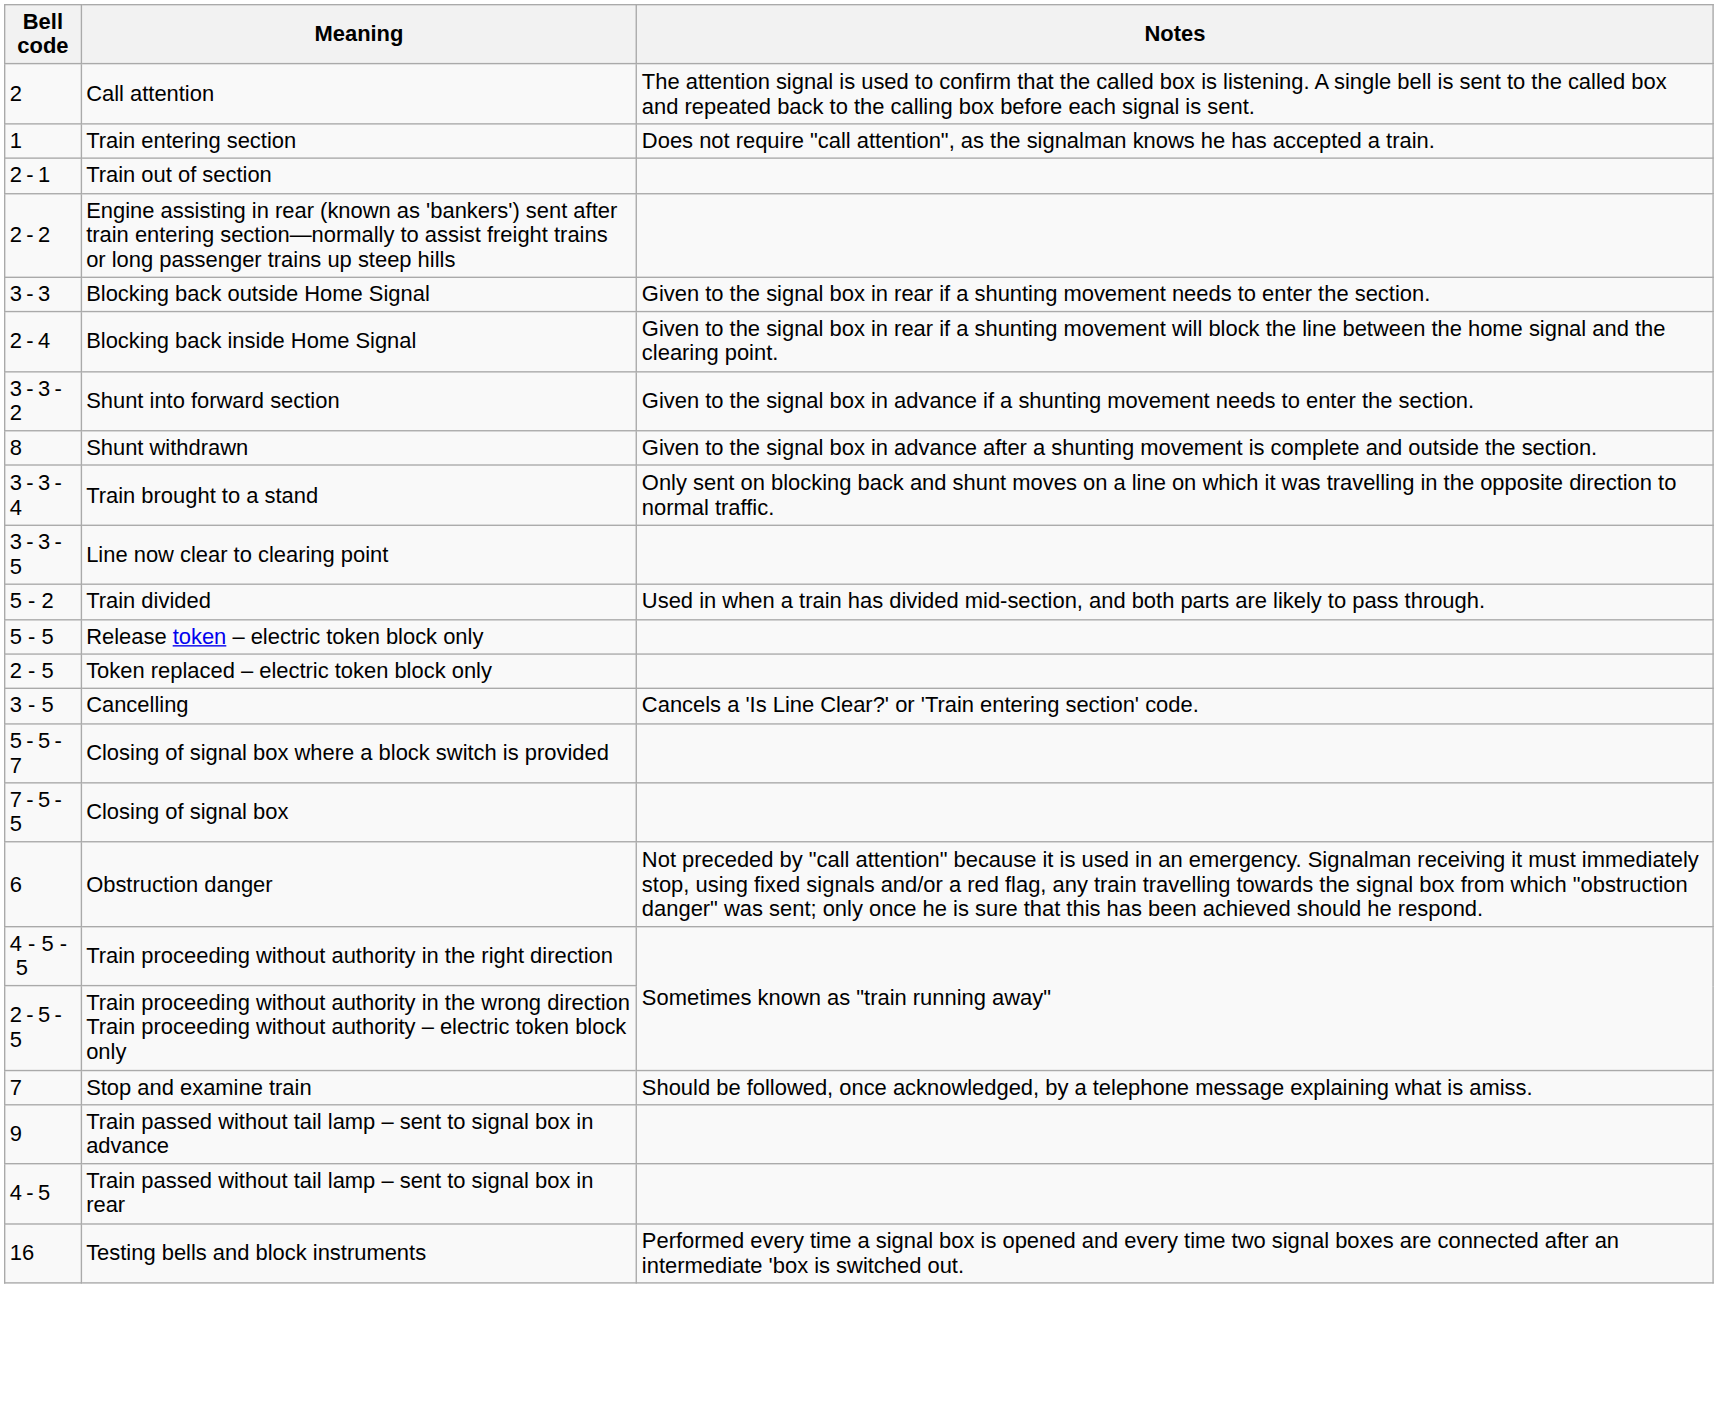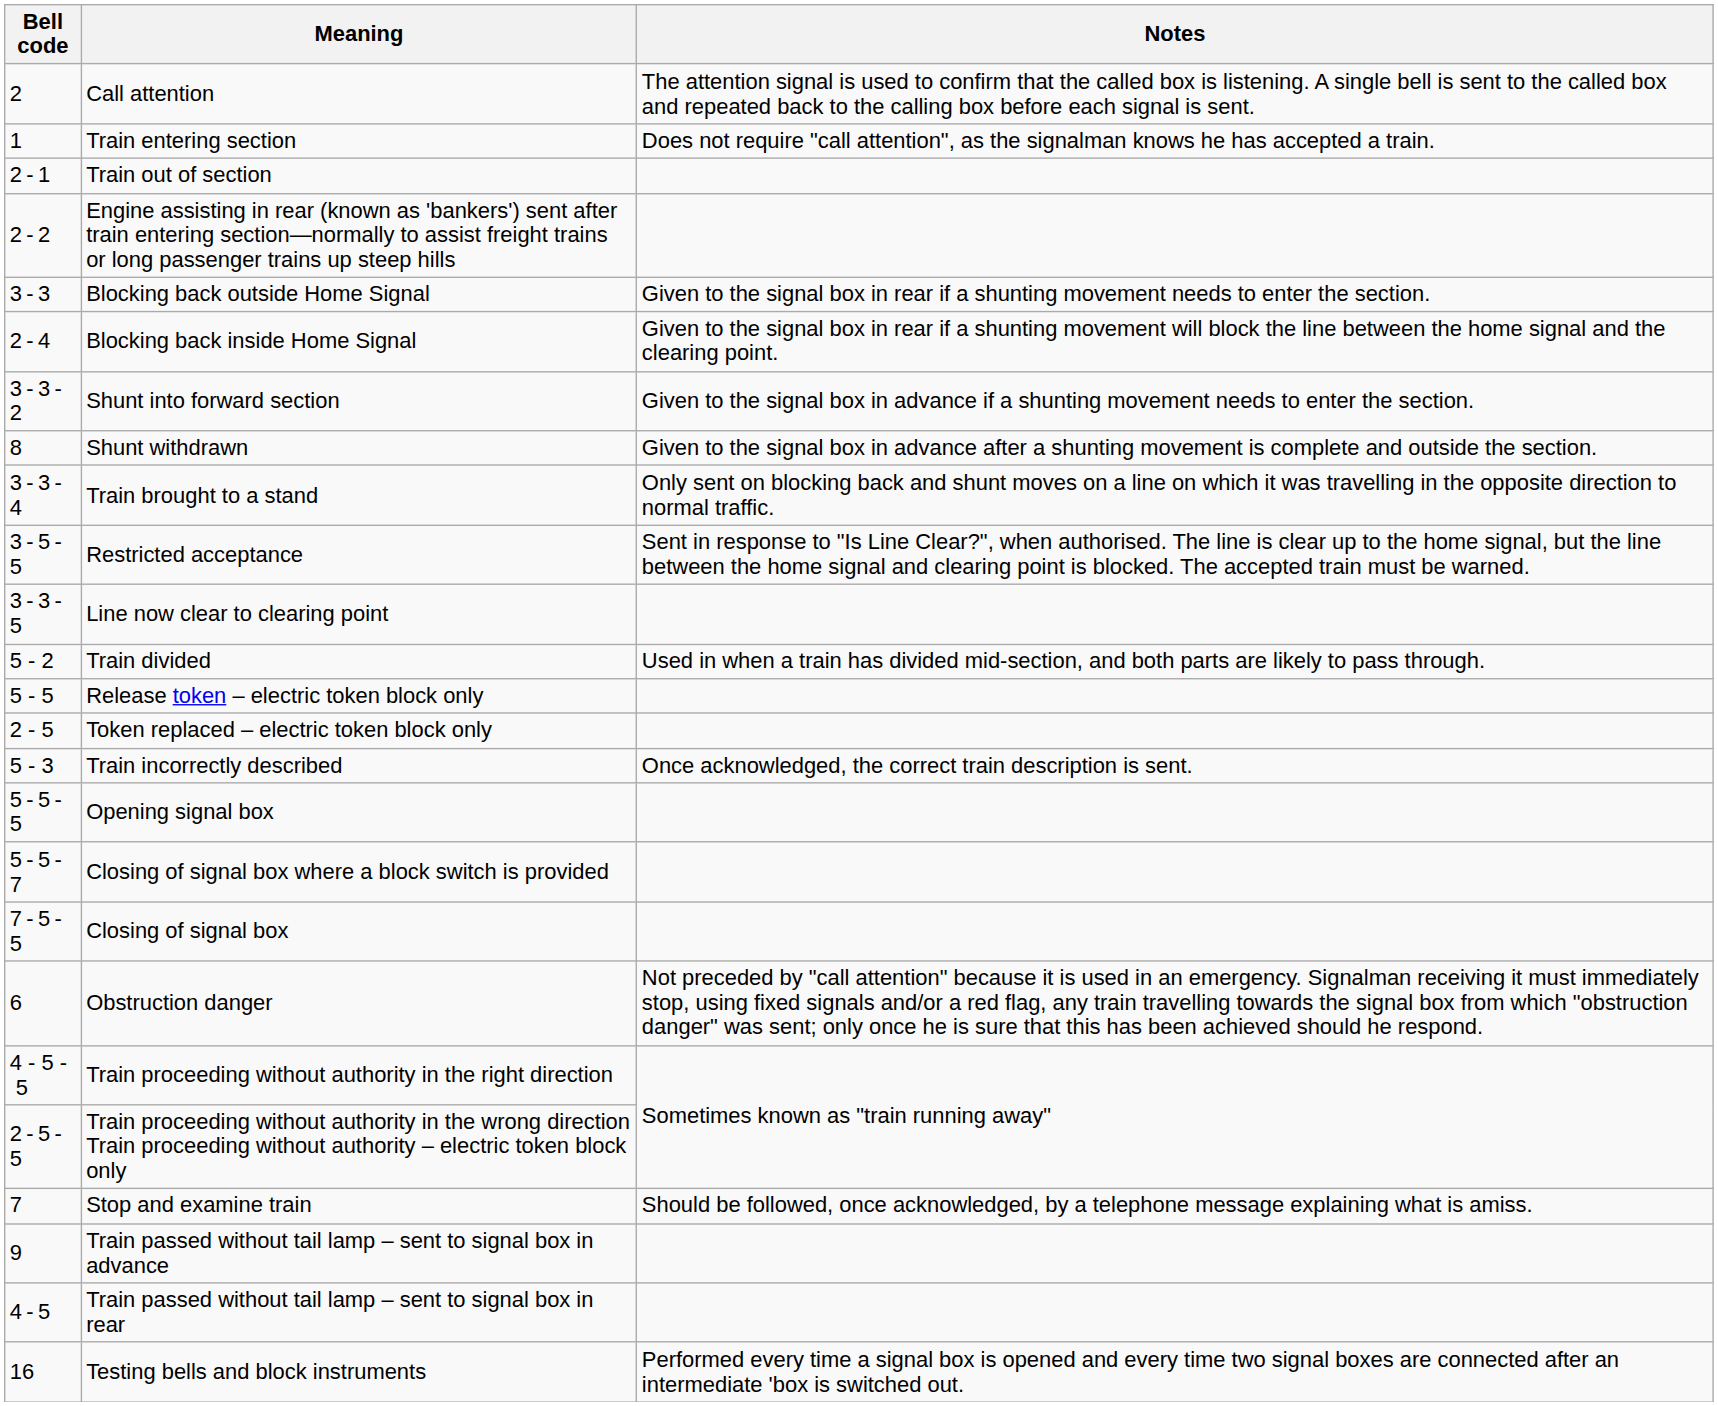+ row: (195, 554)
- row: (137, 705)
+ row: (214, 765)
+ row: (180, 812)
